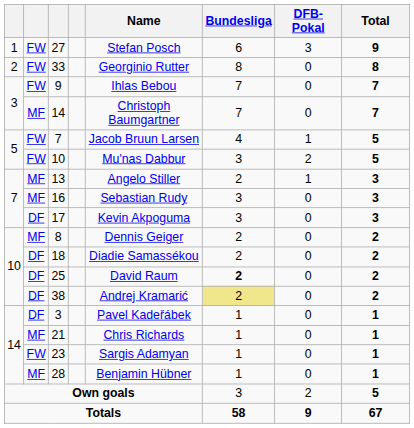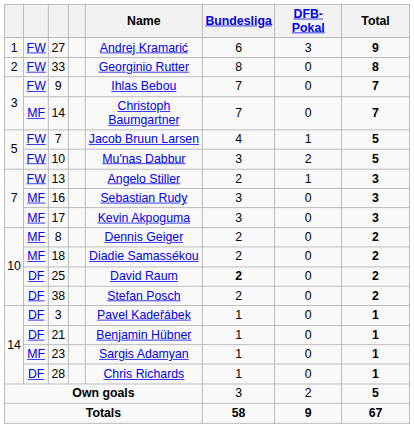(144, 47) Stefan Posch -> (144, 47) Andrej Kramarić
(36, 178) MF -> (36, 178) FW
(36, 217) DF -> (36, 217) MF
(36, 256) DF -> (36, 256) MF
(144, 295) Andrej Kramarić -> (144, 295) Stefan Posch
(239, 295) khaki background -> (239, 295) no background
(36, 335) MF -> (36, 335) DF
(144, 335) Chris Richards -> (144, 335) Benjamin Hübner
(36, 354) FW -> (36, 354) MF
(36, 374) MF -> (36, 374) DF
(144, 374) Benjamin Hübner -> (144, 374) Chris Richards
